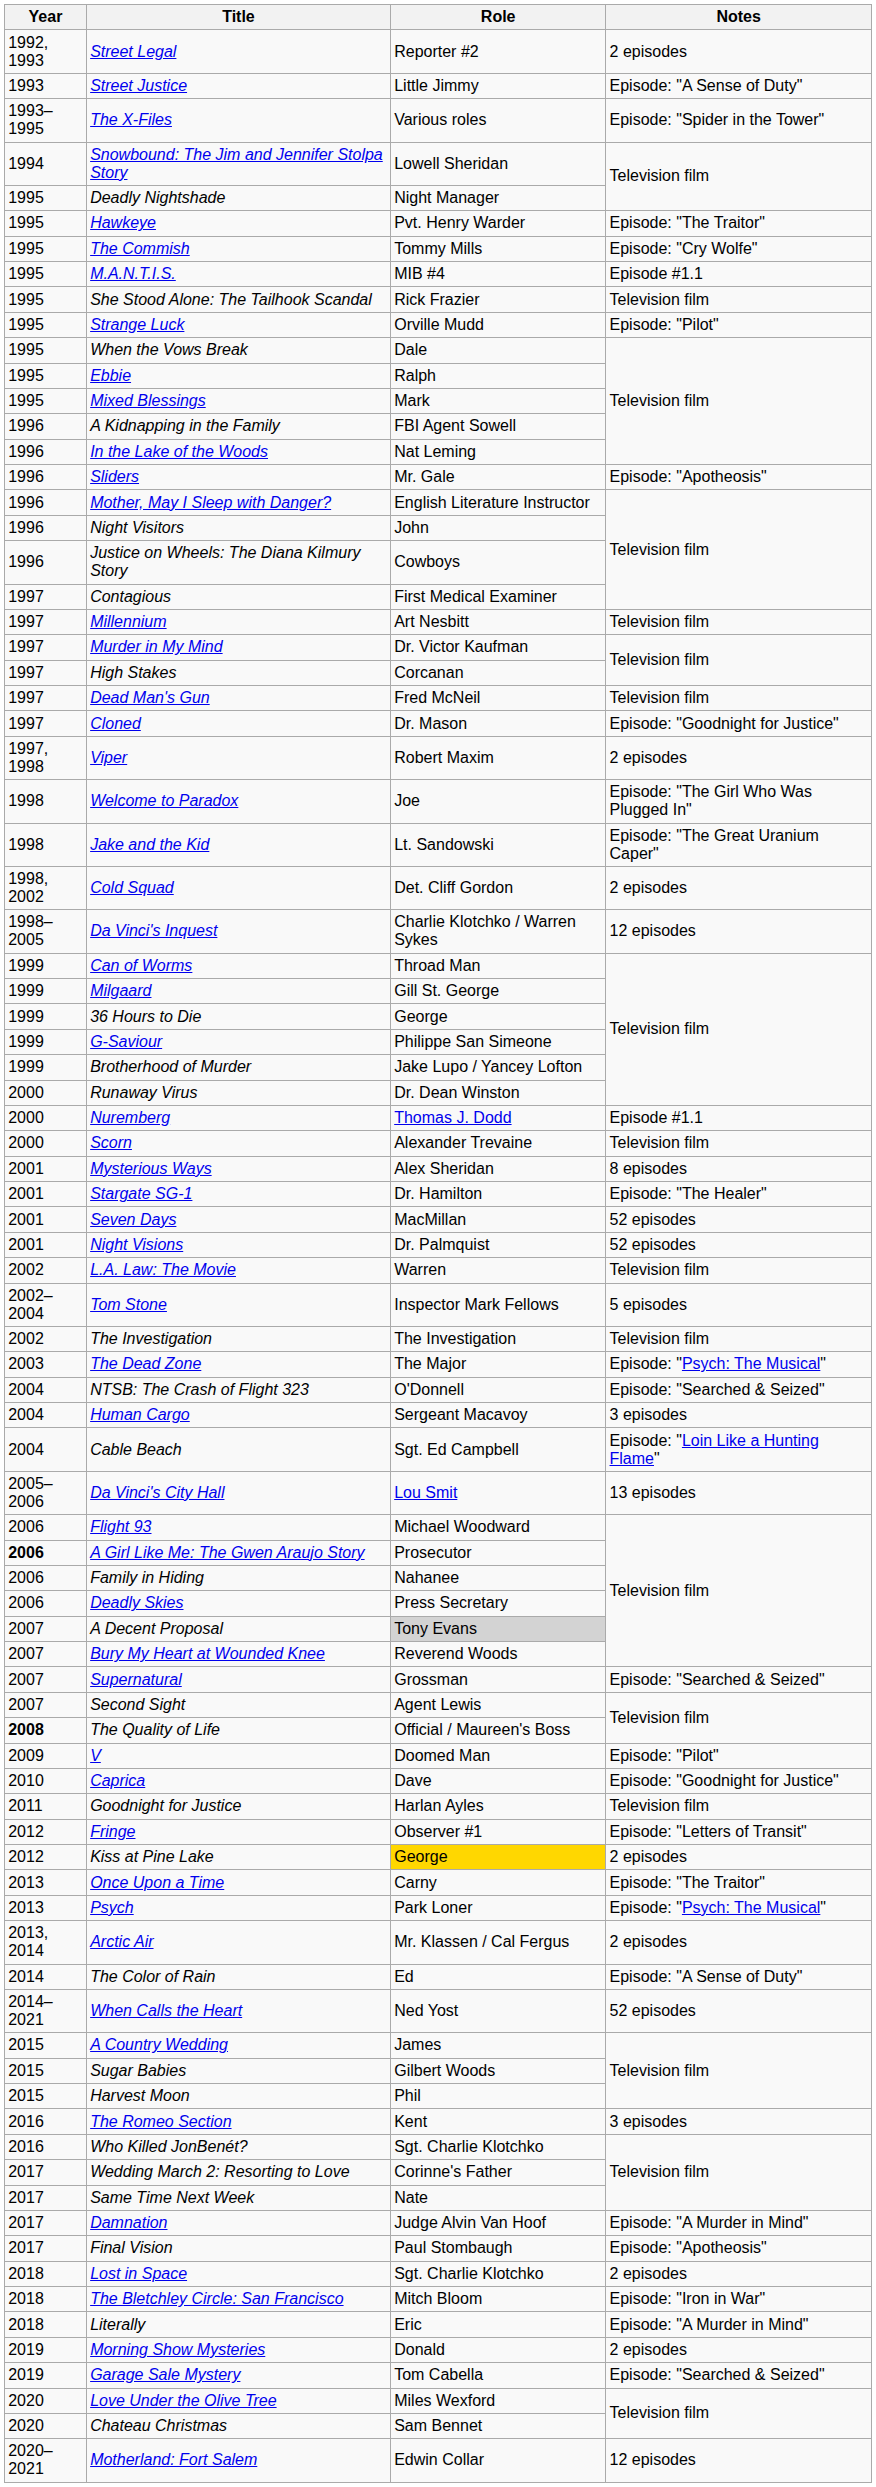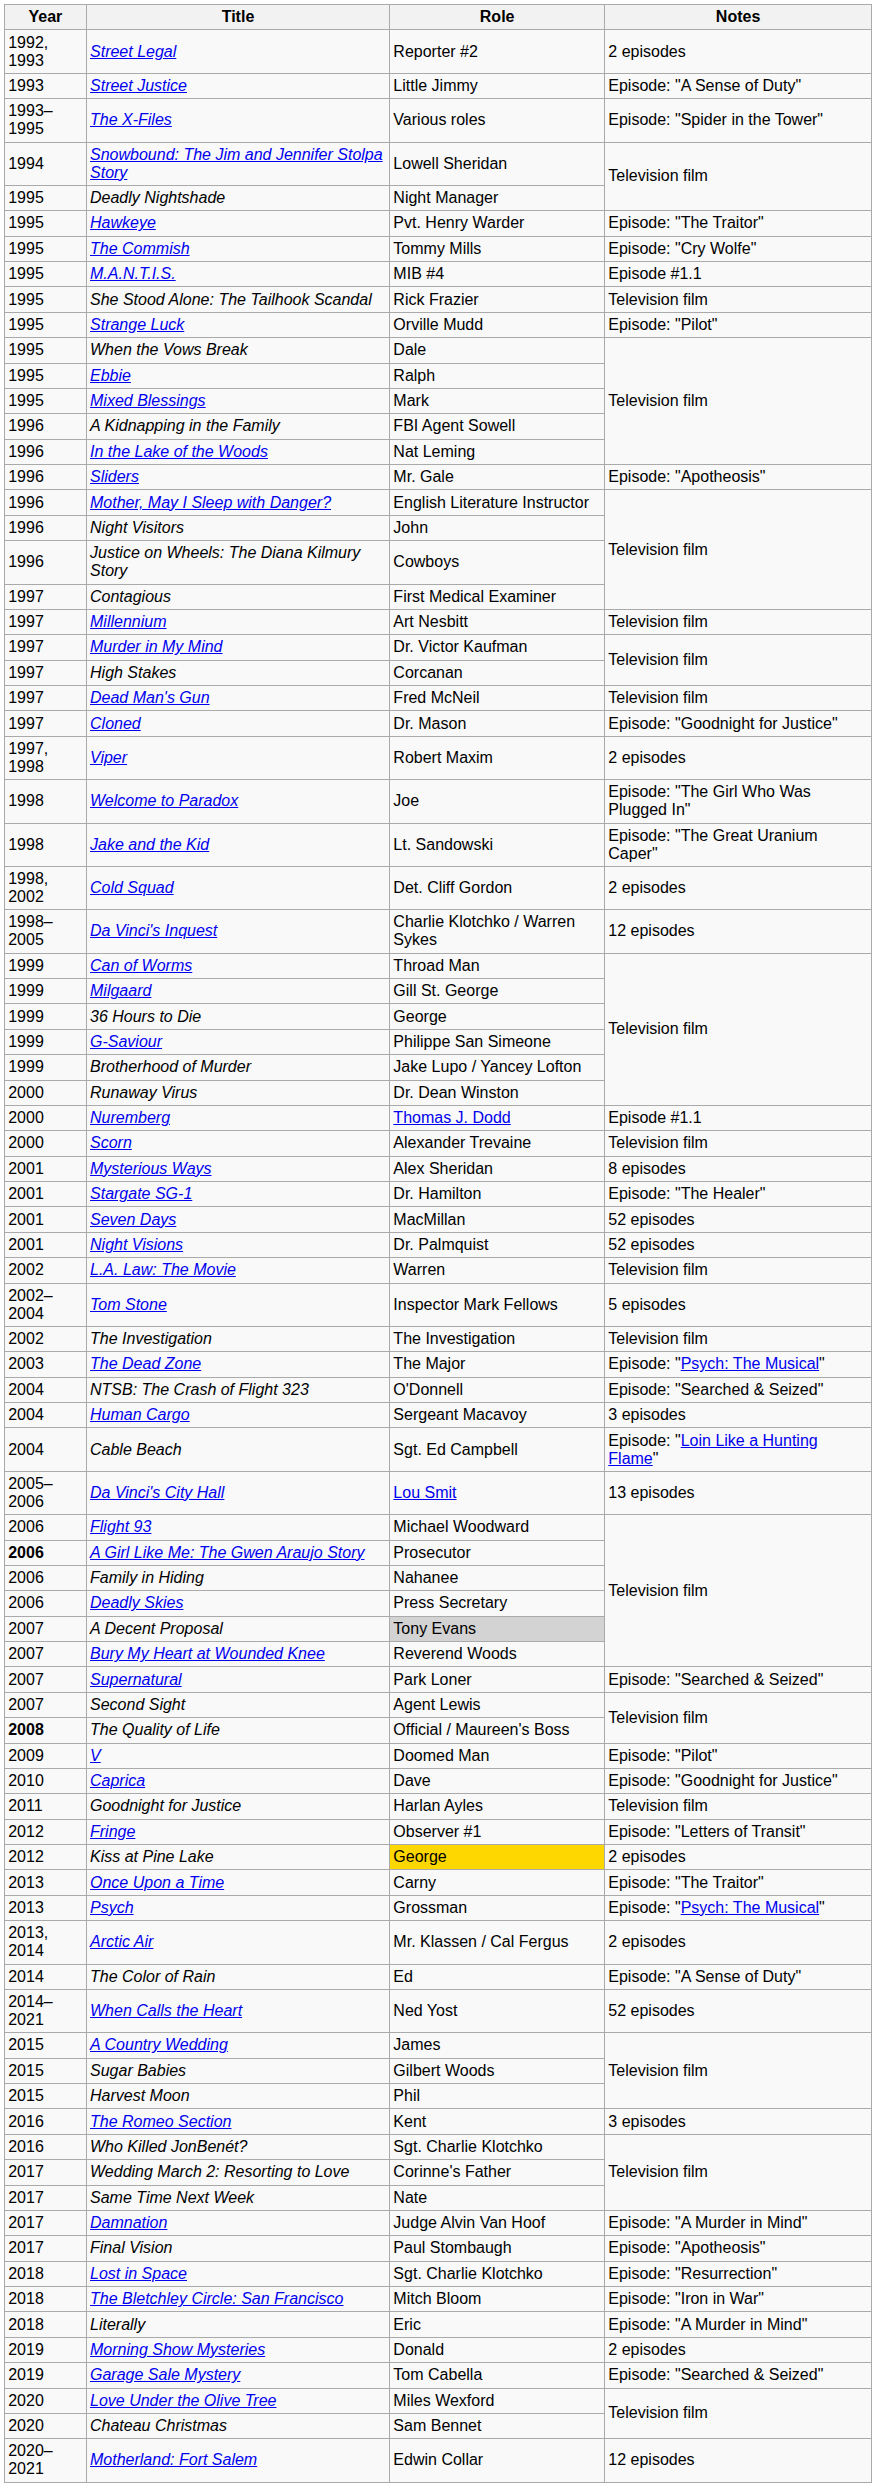(431, 1679) Grossman -> (432, 1679) Park Loner
(433, 1907) Park Loner -> (430, 1907) Grossman
(648, 2273) 2 episodes -> (693, 2273) Episode: "Resurrection"
